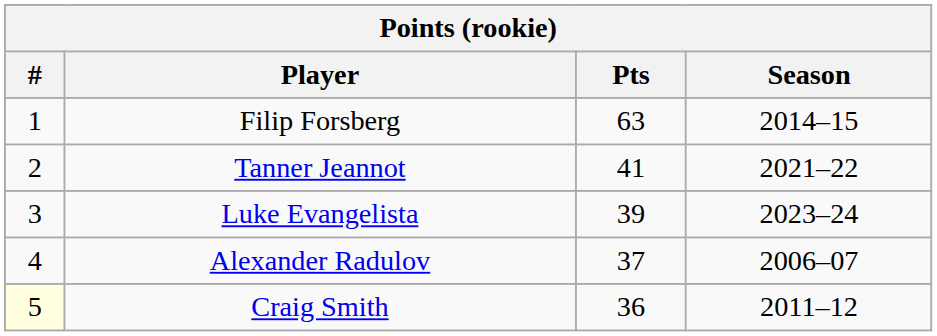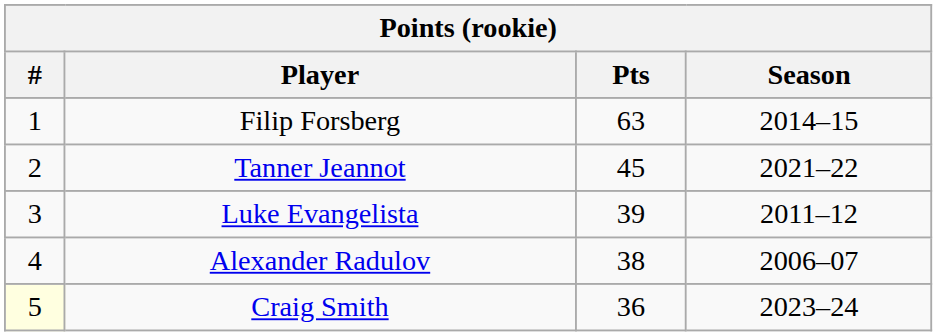(631, 167) 41 -> (631, 167) 45
(809, 214) 2023–24 -> (809, 214) 2011–12
(631, 261) 37 -> (631, 261) 38
(809, 307) 2011–12 -> (809, 307) 2023–24
